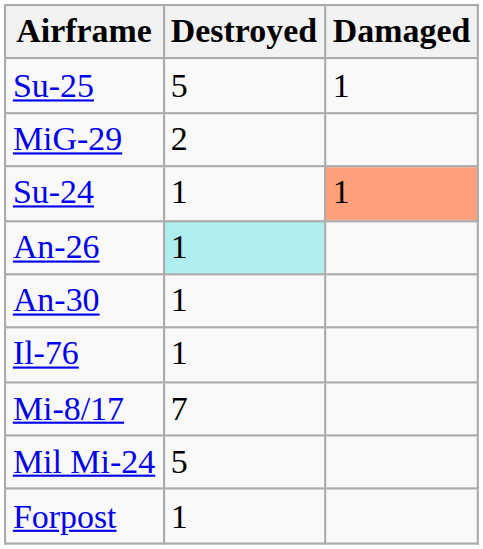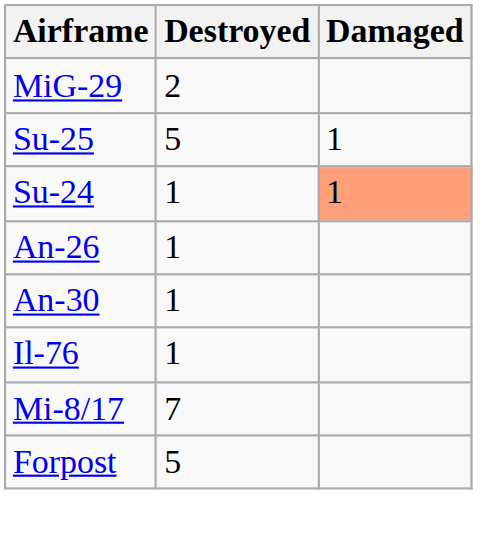rows swapped: (68, 138) <-> (53, 85)
(179, 246) paleturquoise background -> (173, 246) no background
- row: (84, 461)
(179, 515) 1 -> (173, 461) 5
